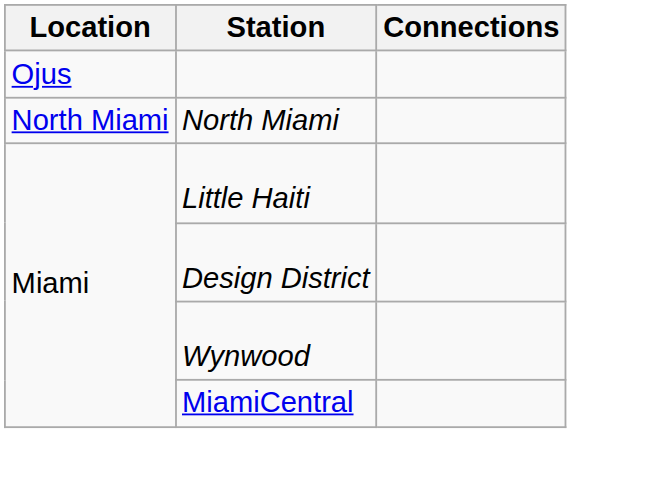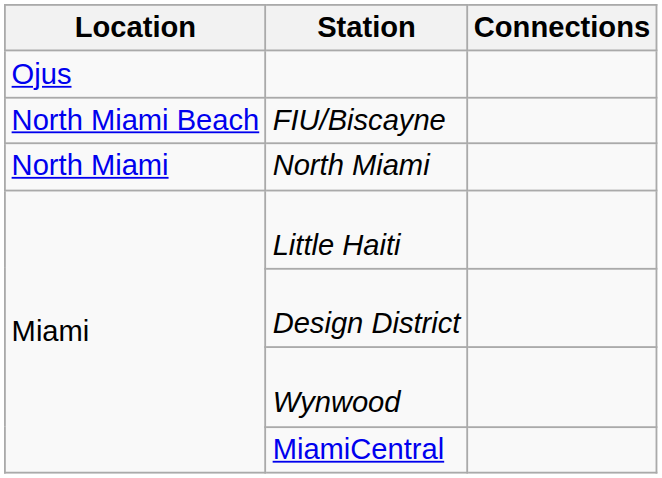+ row: (359, 119)
